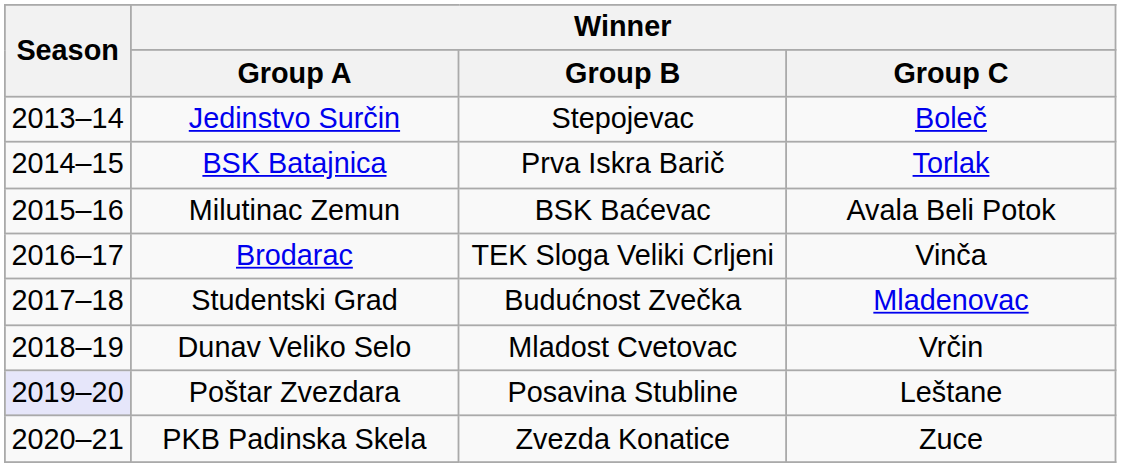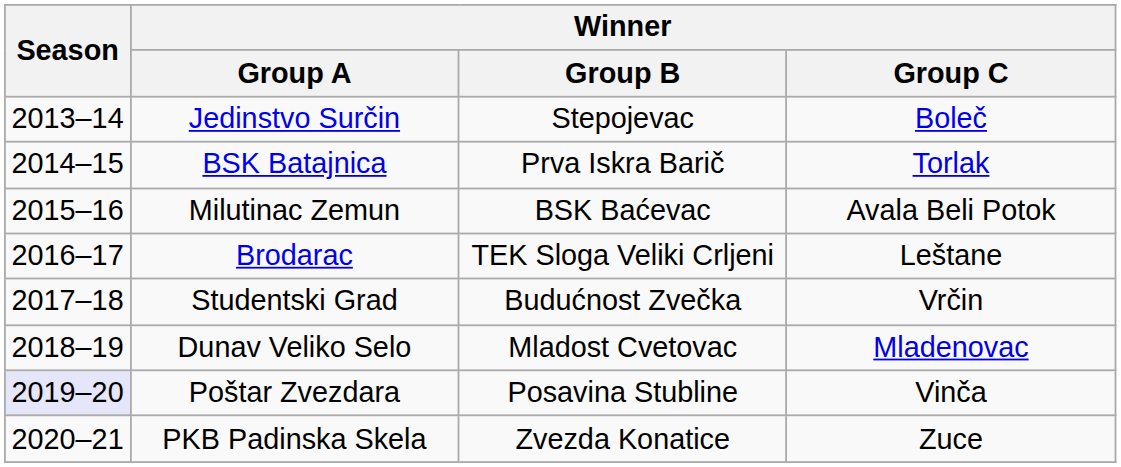(951, 255) Vinča -> (951, 255) Leštane
(951, 301) Mladenovac -> (951, 301) Vrčin
(951, 347) Vrčin -> (951, 347) Mladenovac
(951, 392) Leštane -> (951, 392) Vinča
